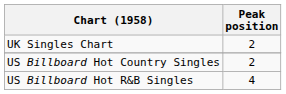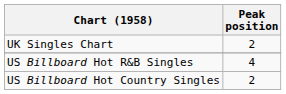rows swapped: (114, 62) <-> (100, 80)
